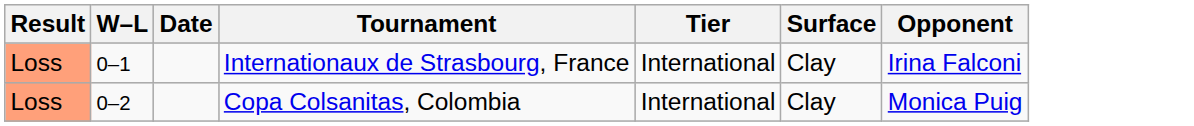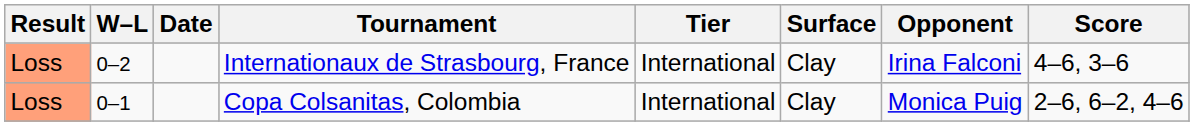+ column: (1109, 23)
(114, 64) 0–1 -> (114, 64) 0–2
(114, 103) 0–2 -> (114, 103) 0–1
